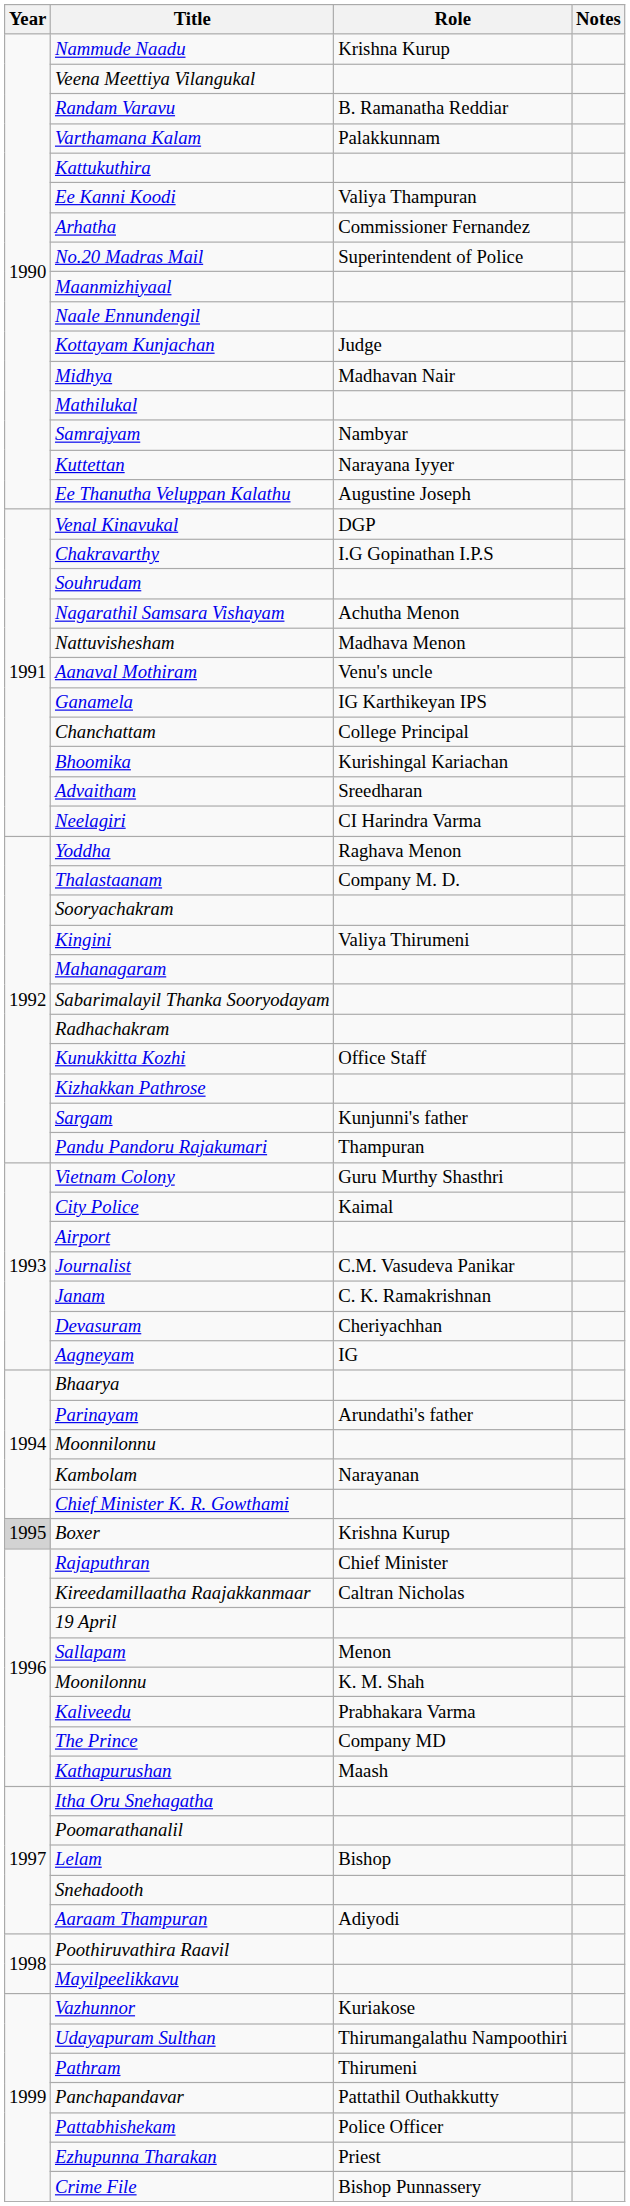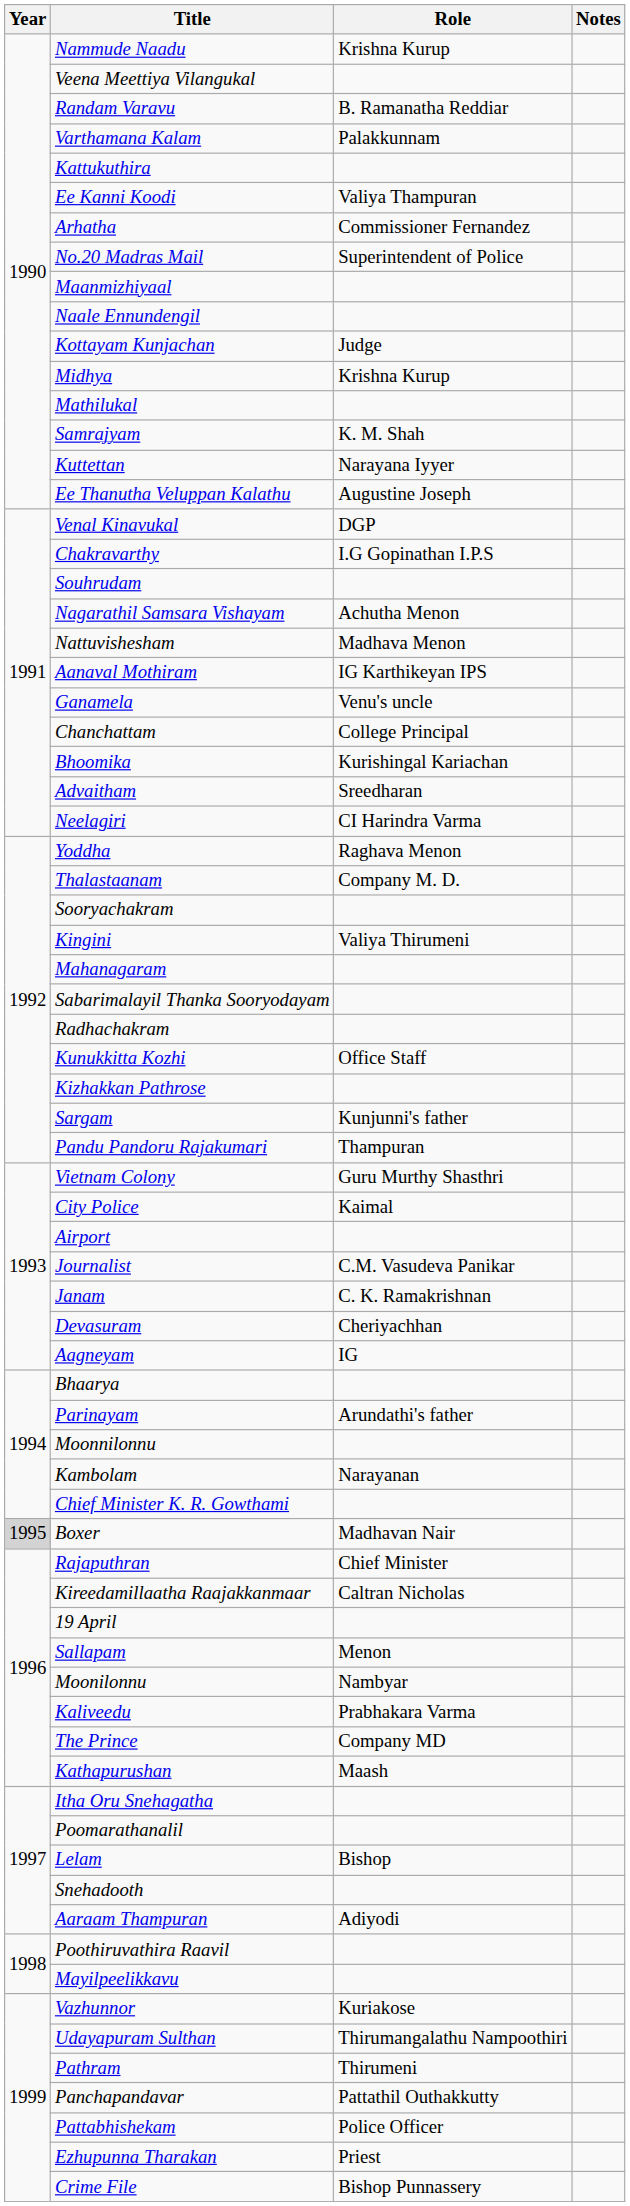(397, 375) Madhavan Nair -> (394, 375) Krishna Kurup
(373, 434) Nambyar -> (381, 434) K. M. Shah
(385, 672) Venu's uncle -> (412, 672) IG Karthikeyan IPS
(412, 702) IG Karthikeyan IPS -> (385, 702) Venu's uncle
(394, 1533) Krishna Kurup -> (397, 1533) Madhavan Nair
(381, 1681) K. M. Shah -> (373, 1681) Nambyar
